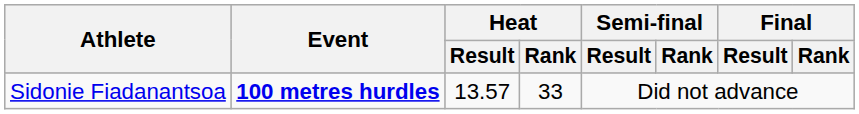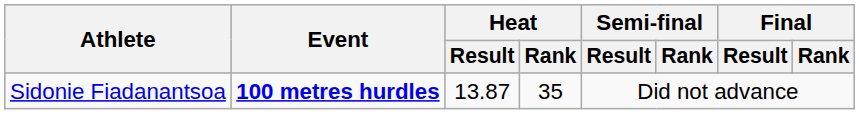(482, 91) 13.57 -> (482, 91) 13.87
(550, 91) 33 -> (550, 91) 35
